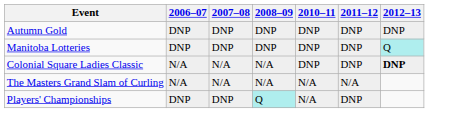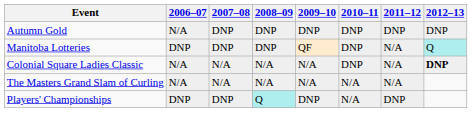+ column: (317, 13)
(180, 30) DNP -> (178, 30) N/A
(351, 47) DNP -> (393, 47) N/A
(351, 64) DNP -> (393, 64) N/A
